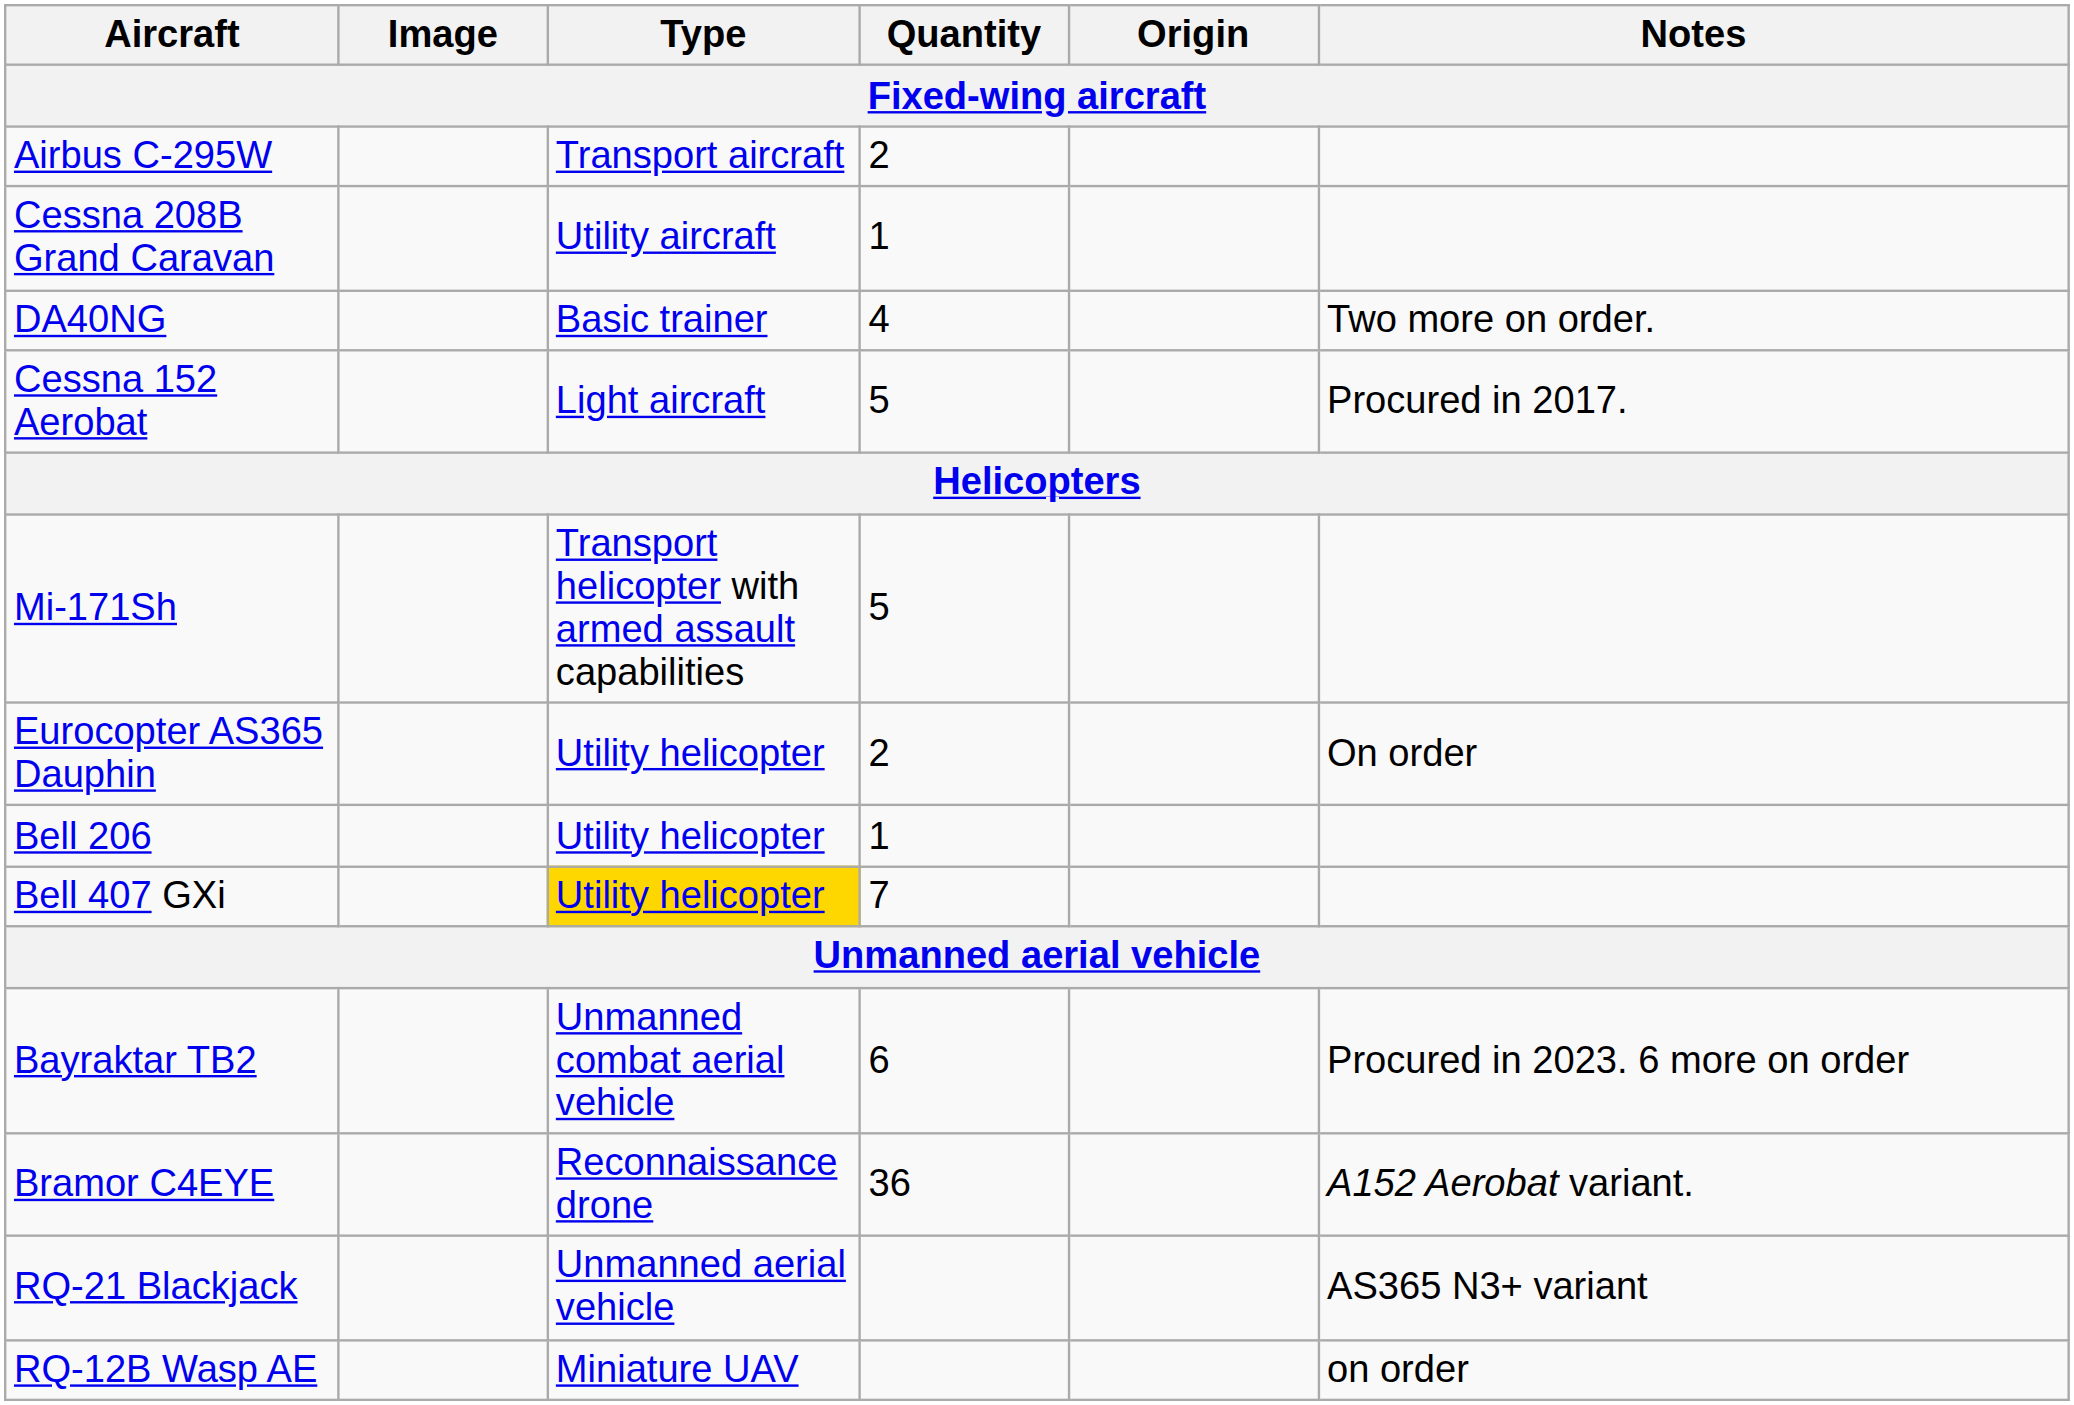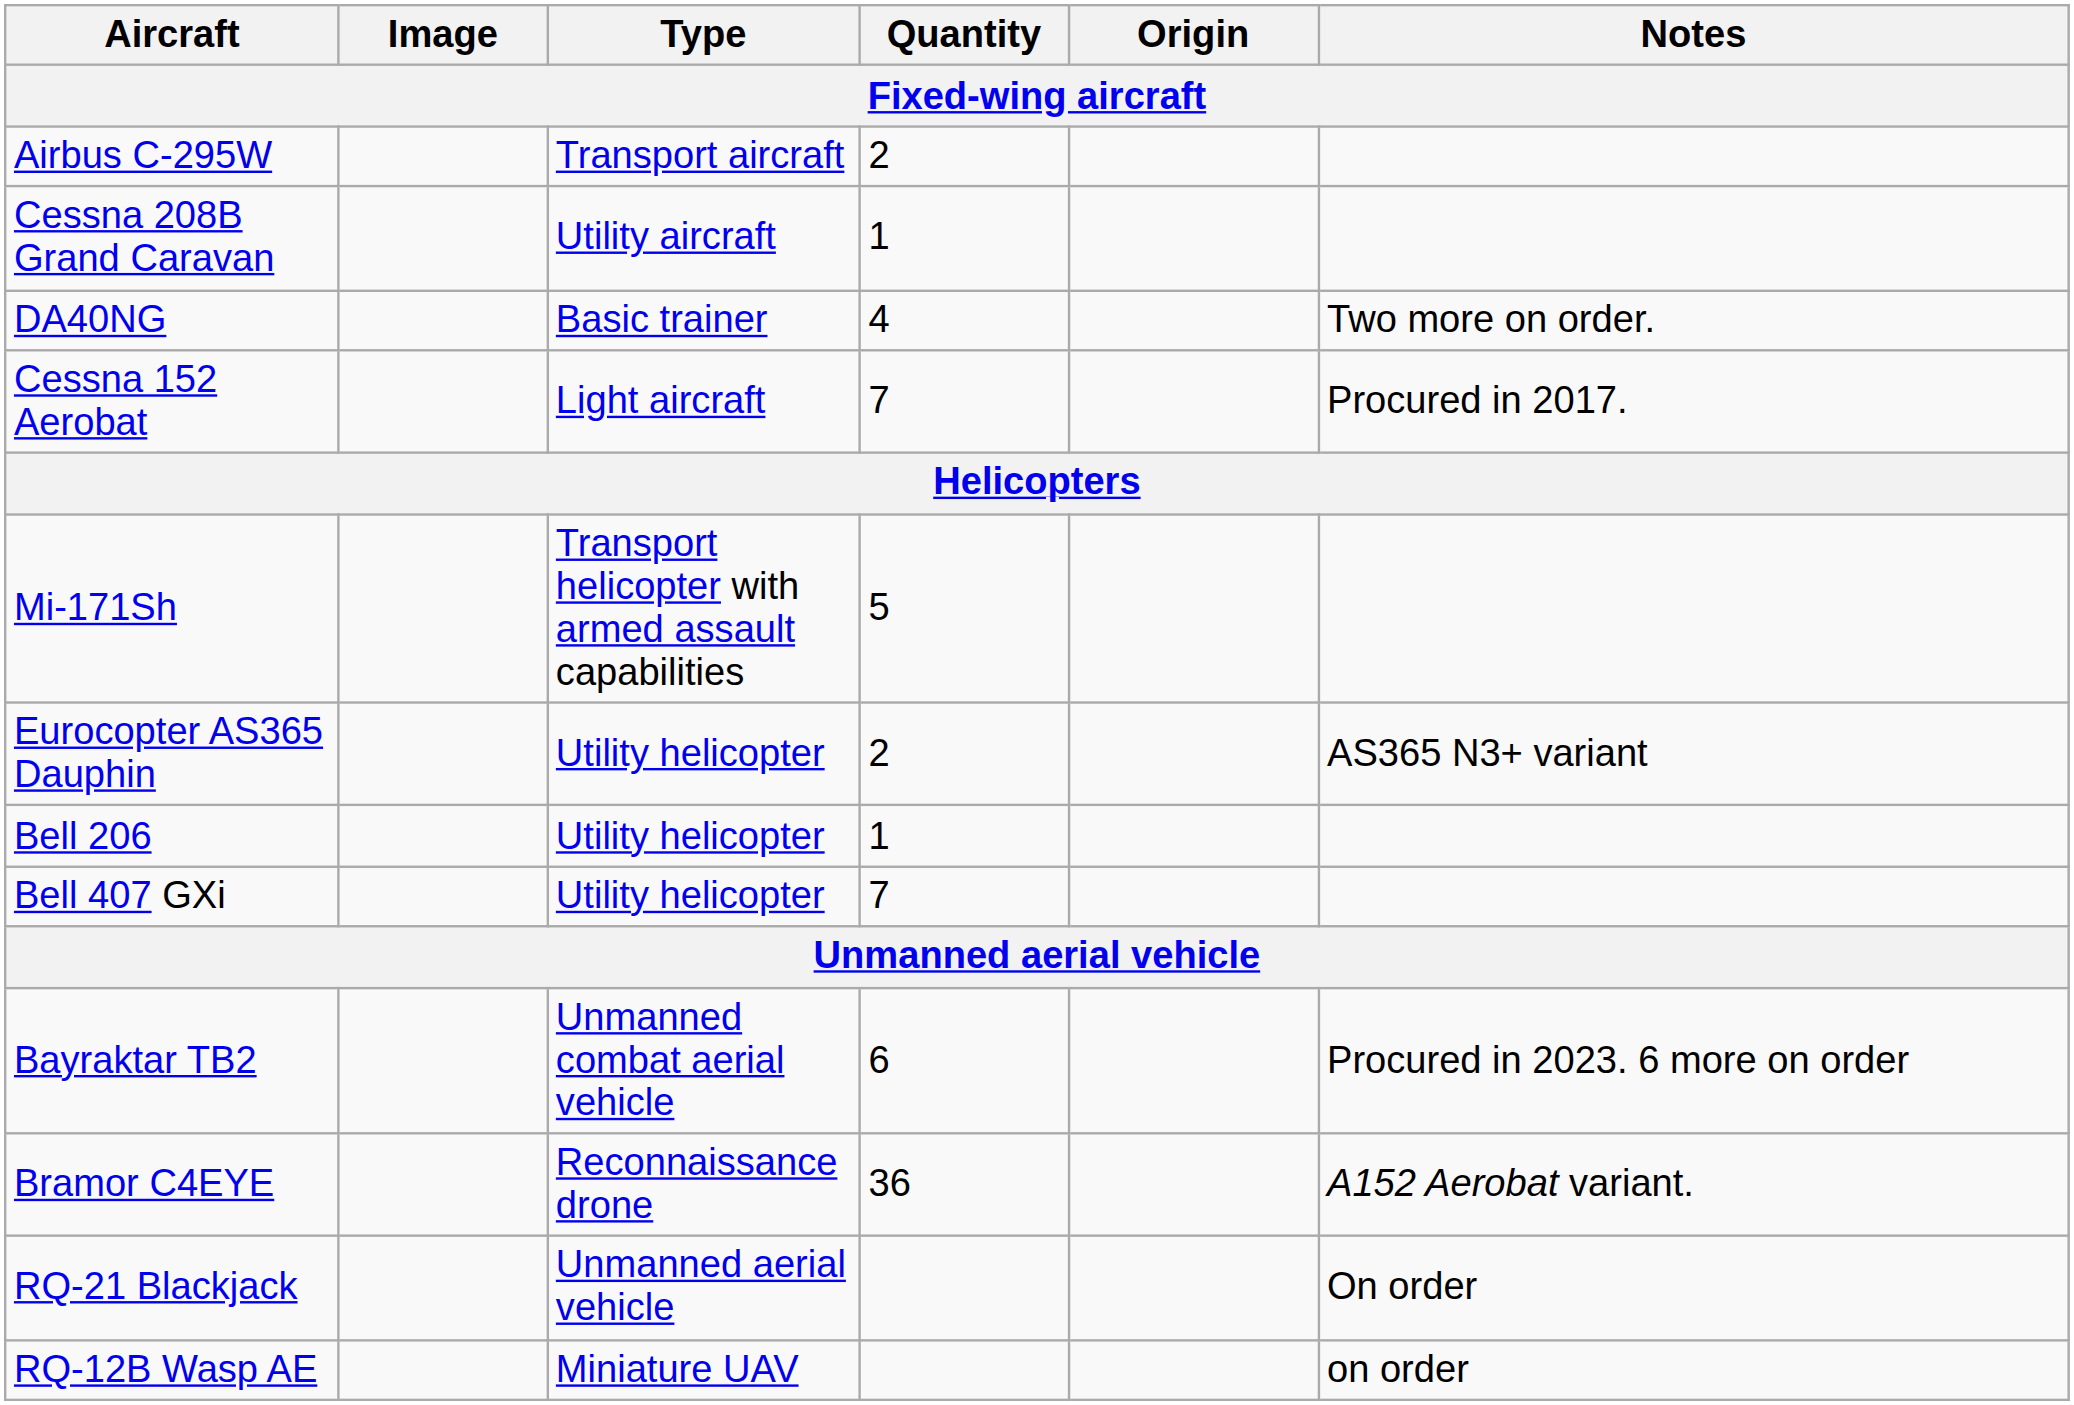(879, 400) 5 -> (879, 400) 7
(1402, 753) On order -> (1487, 753) AS365 N3+ variant
(690, 895) gold background -> (690, 895) no background
(1487, 1287) AS365 N3+ variant -> (1402, 1287) On order
